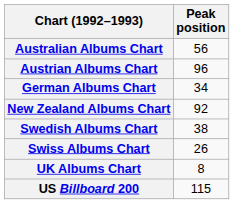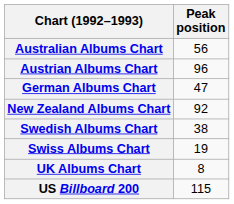(201, 88) 34 -> (201, 88) 47
(201, 149) 26 -> (201, 149) 19
